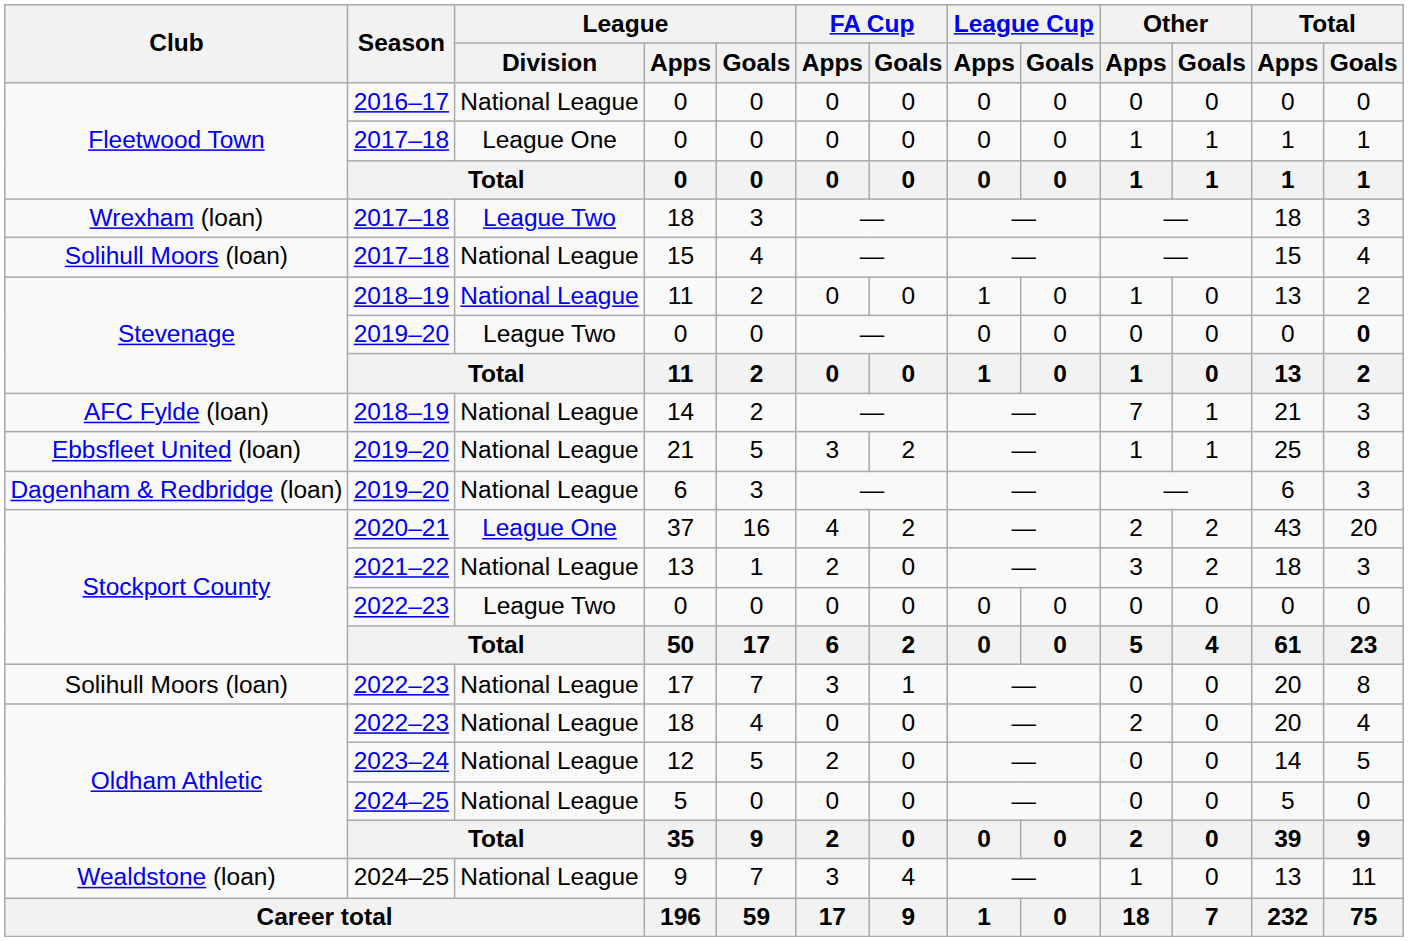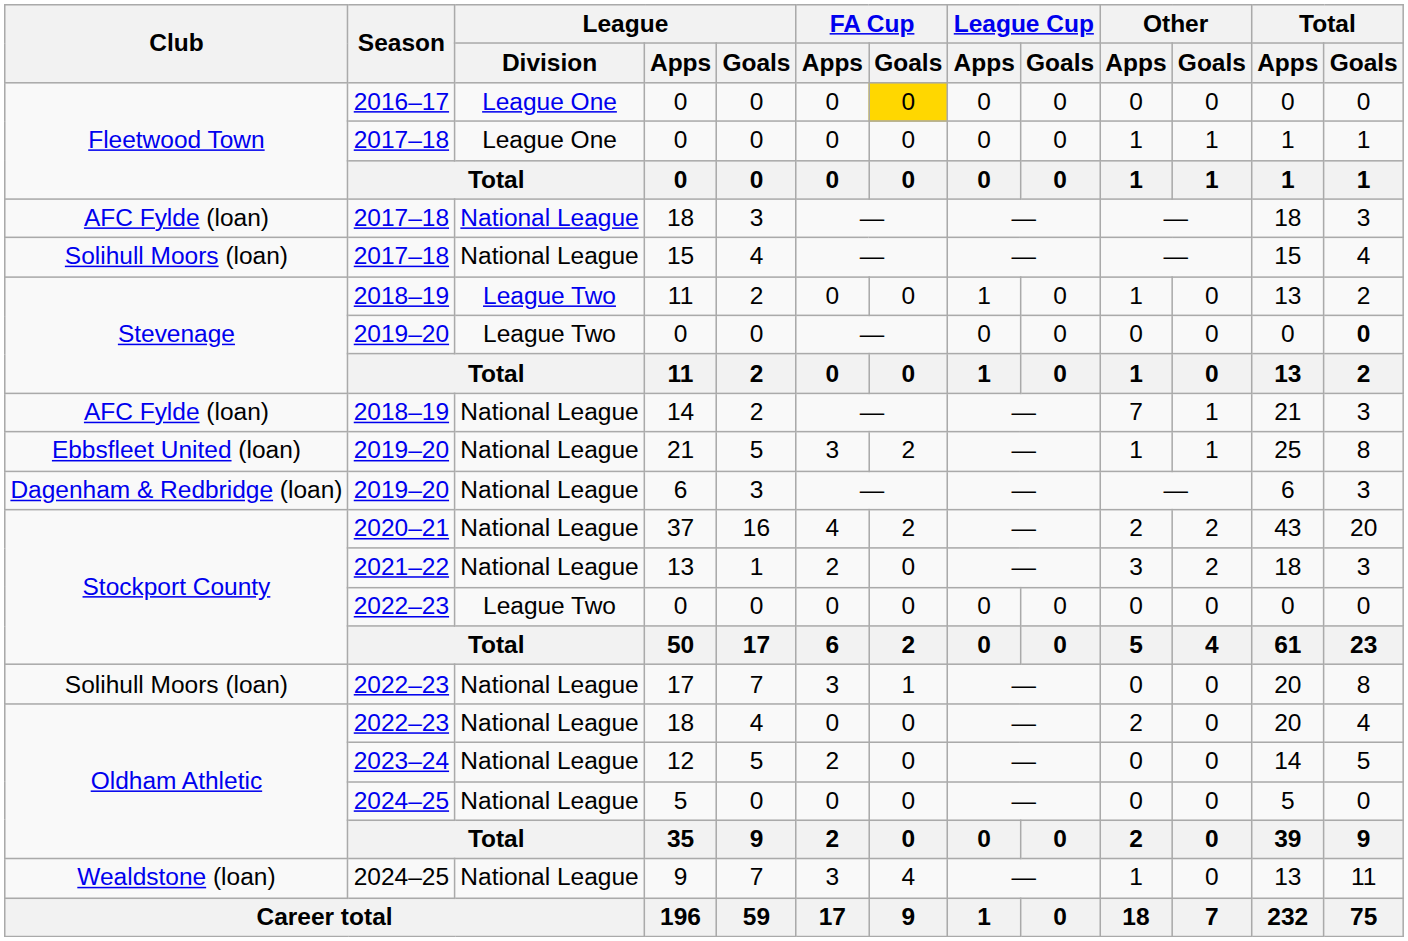(550, 101) National League -> (550, 101) League One
(908, 101) no background -> (908, 101) gold background
(176, 218) Wrexham (loan) -> (176, 218) AFC Fylde (loan)
(550, 218) League Two -> (550, 218) National League
(550, 295) National League -> (550, 295) League Two
(550, 528) League One -> (550, 528) National League
